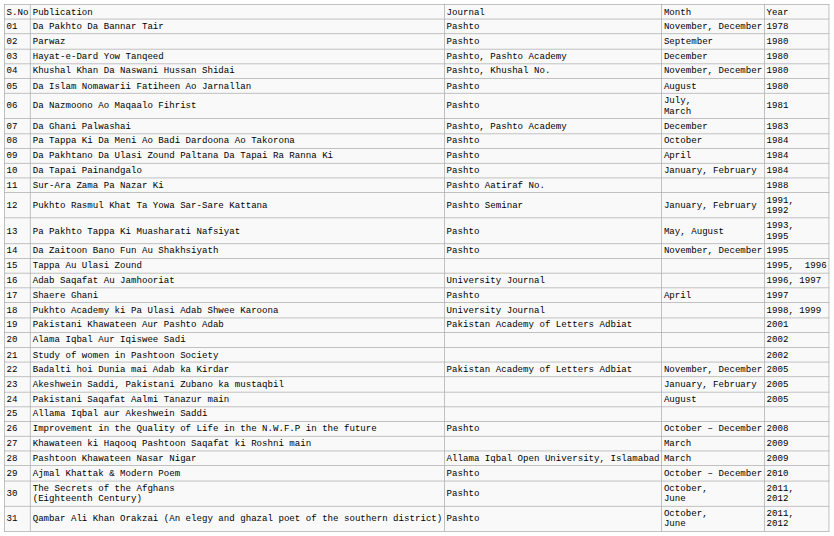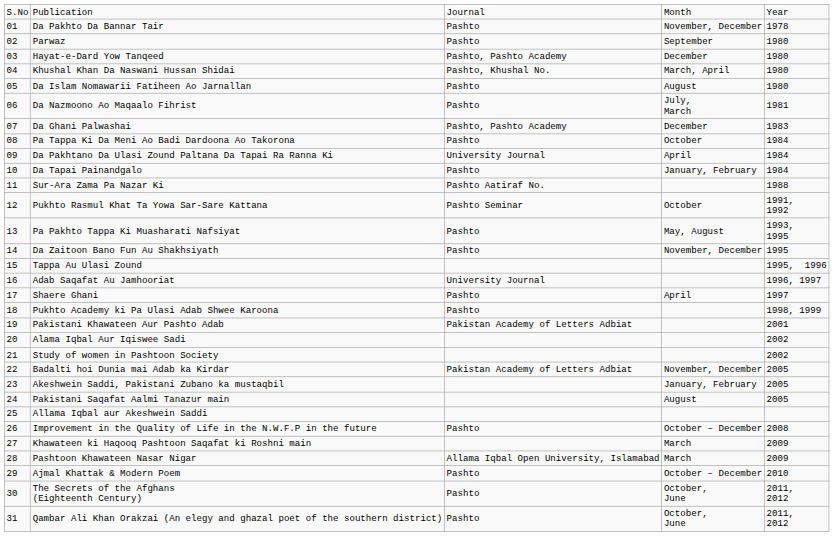(713, 71) November, December -> (697, 71) March, April
(463, 156) Pashto -> (496, 156) University Journal
(710, 205) January, February -> (683, 205) October
(496, 310) University Journal -> (463, 310) Pashto
